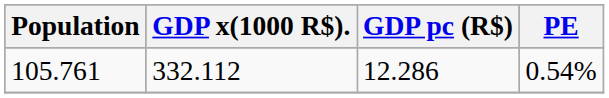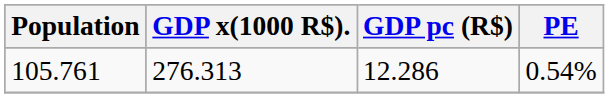(197, 69) 332.112 -> (197, 69) 276.313
